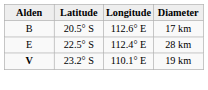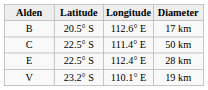+ row: (178, 45)
(29, 61) bold -> (29, 77) normal
